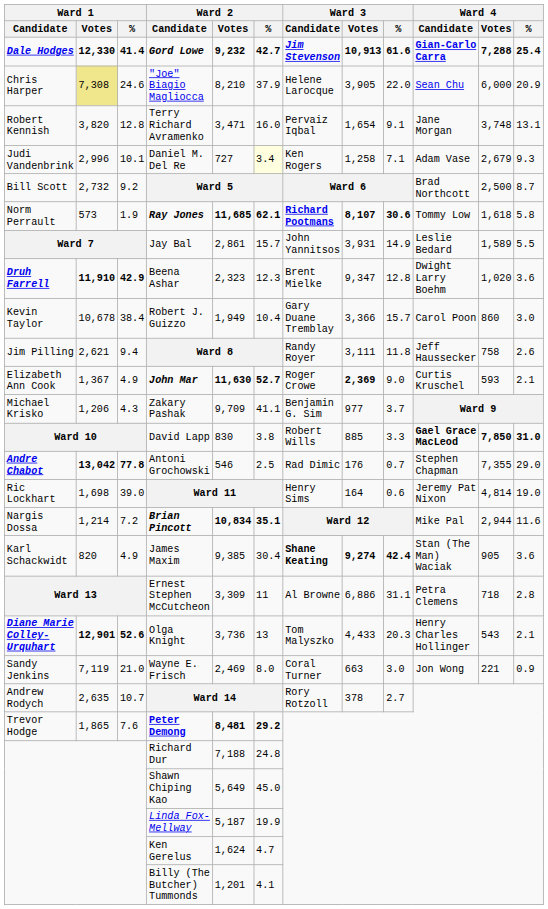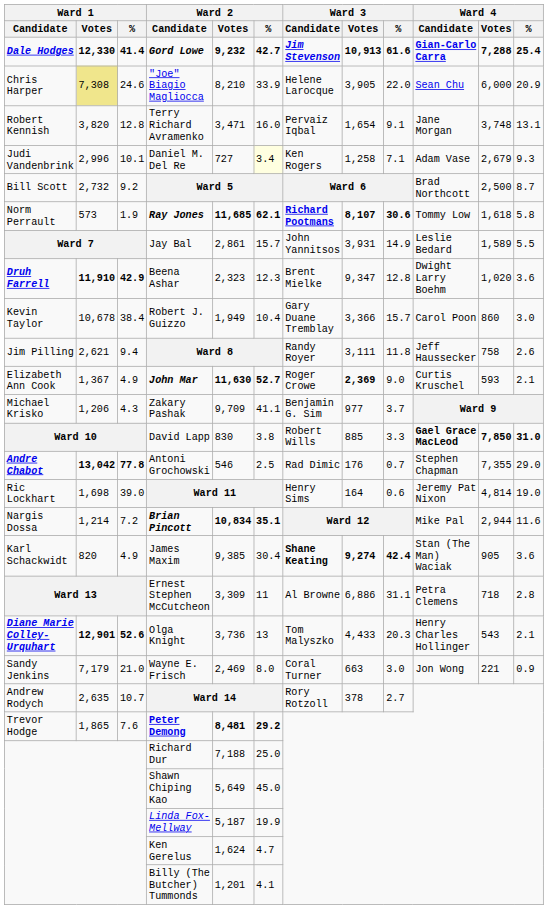(268, 86) 37.9 -> (268, 86) 33.9
(94, 670) 7,119 -> (94, 670) 7,179
(268, 754) 24.8 -> (268, 754) 25.0
